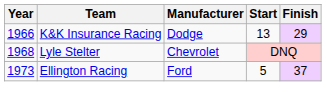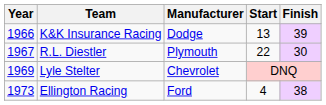(300, 33) 29 -> (300, 33) 39
+ row: (73, 53)
(21, 53) 1968 -> (21, 72) 1969
(263, 72) 5 -> (263, 91) 4
(300, 72) 37 -> (300, 91) 38
